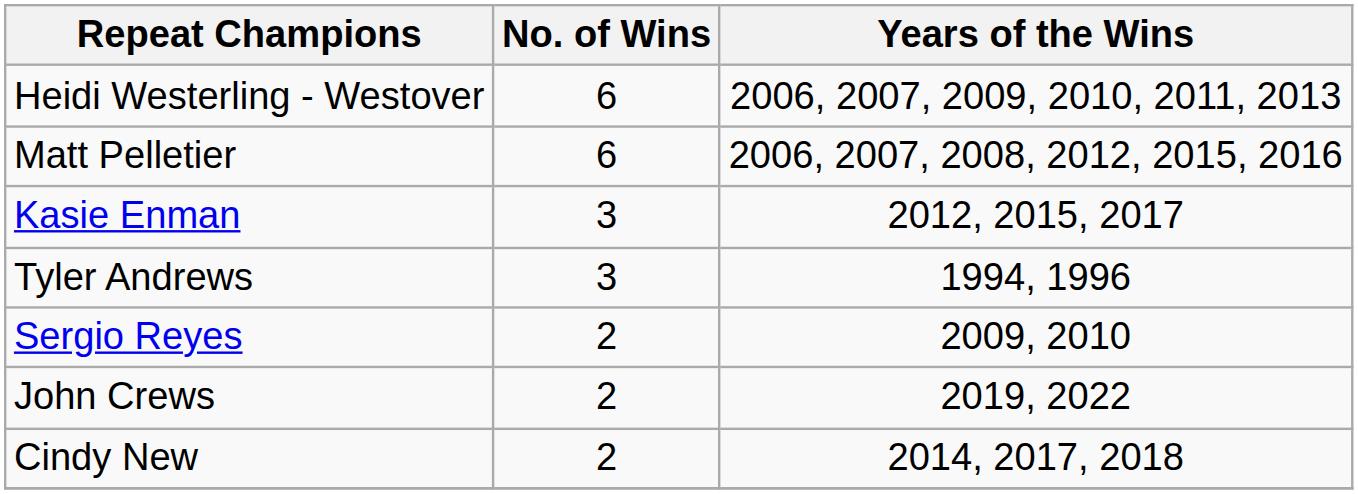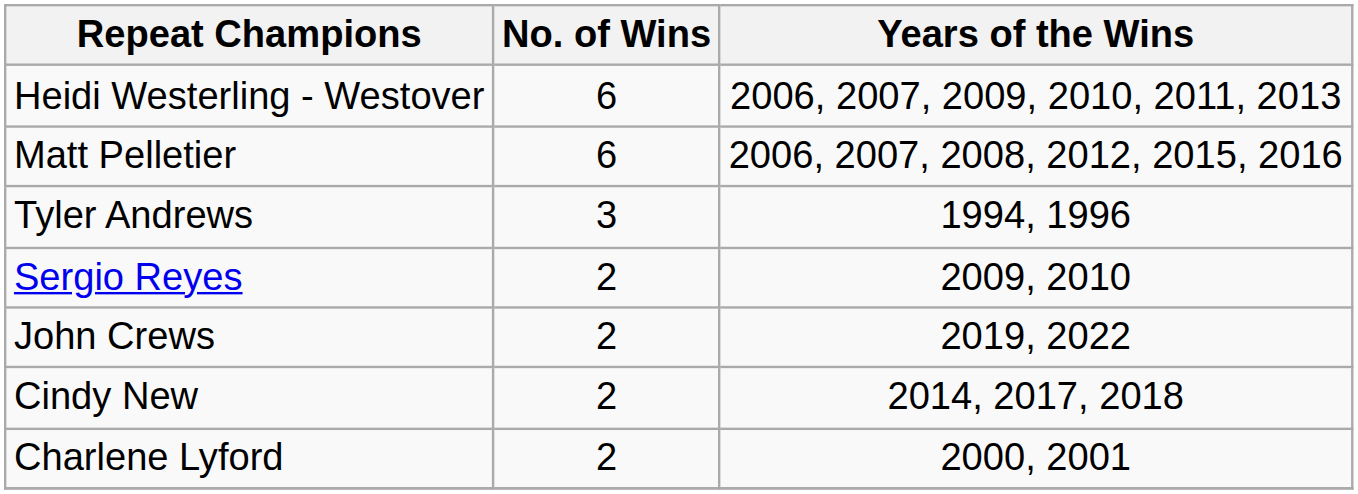- row: (127, 215)
+ row: (149, 457)
